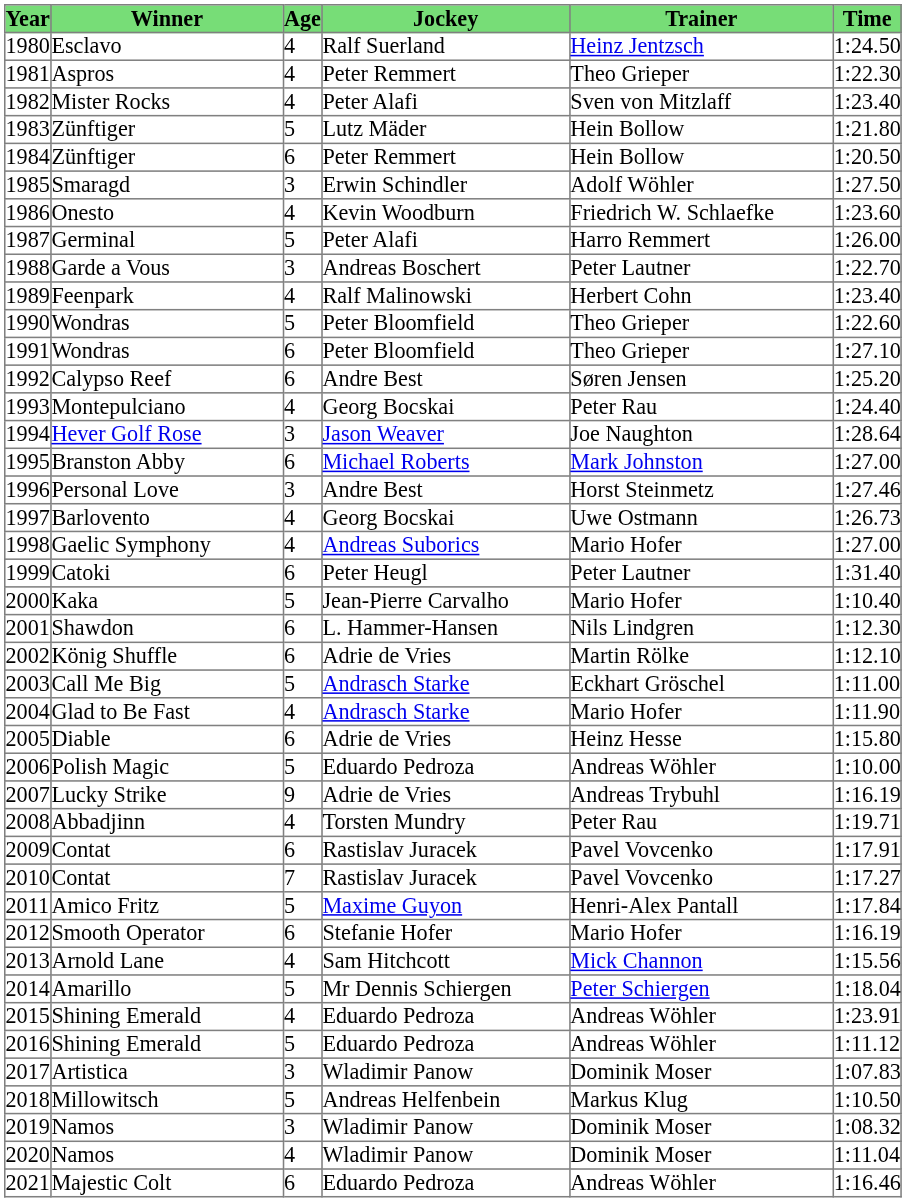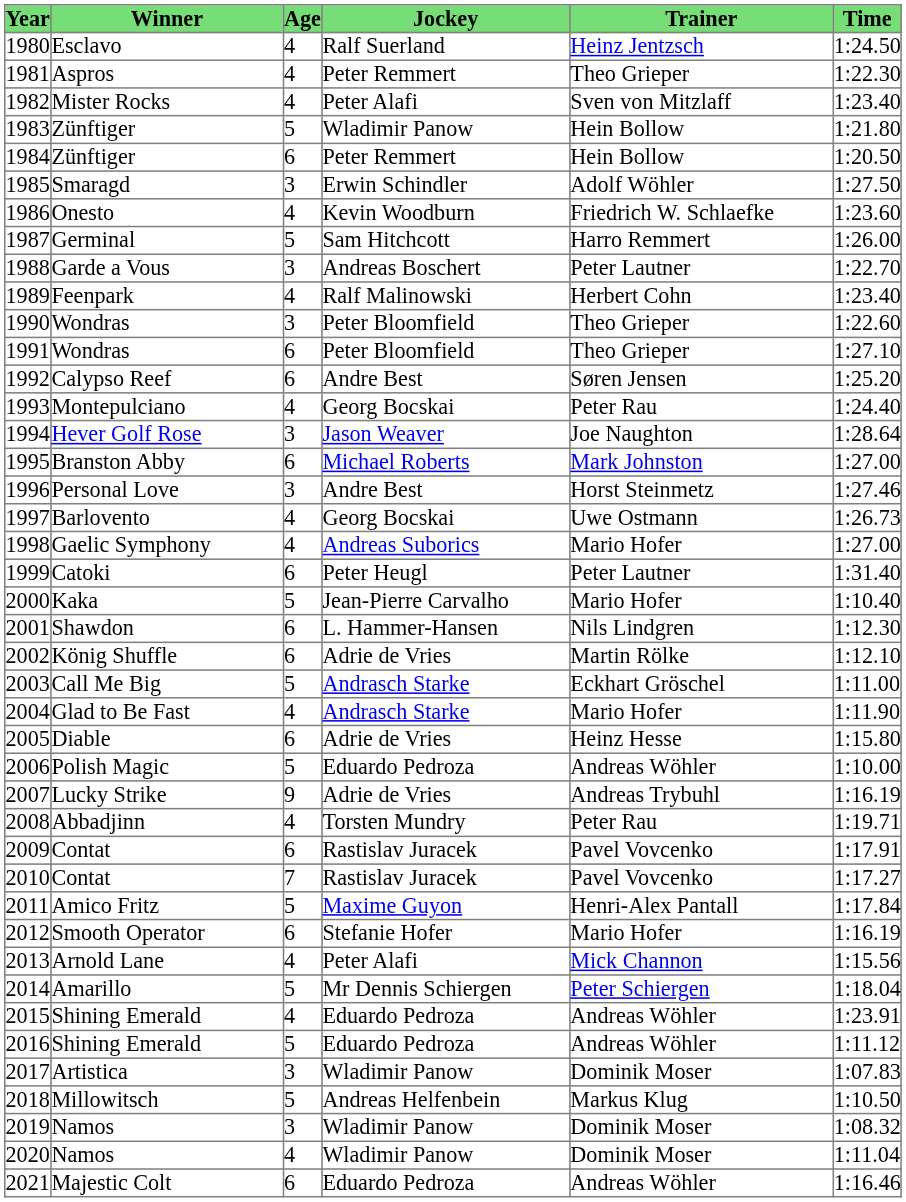(374, 129) Lutz Mäder -> (398, 129) Wladimir Panow
(370, 240) Peter Alafi -> (386, 240) Sam Hitchcott
(289, 323) 5 -> (289, 323) 3
(386, 960) Sam Hitchcott -> (370, 960) Peter Alafi
